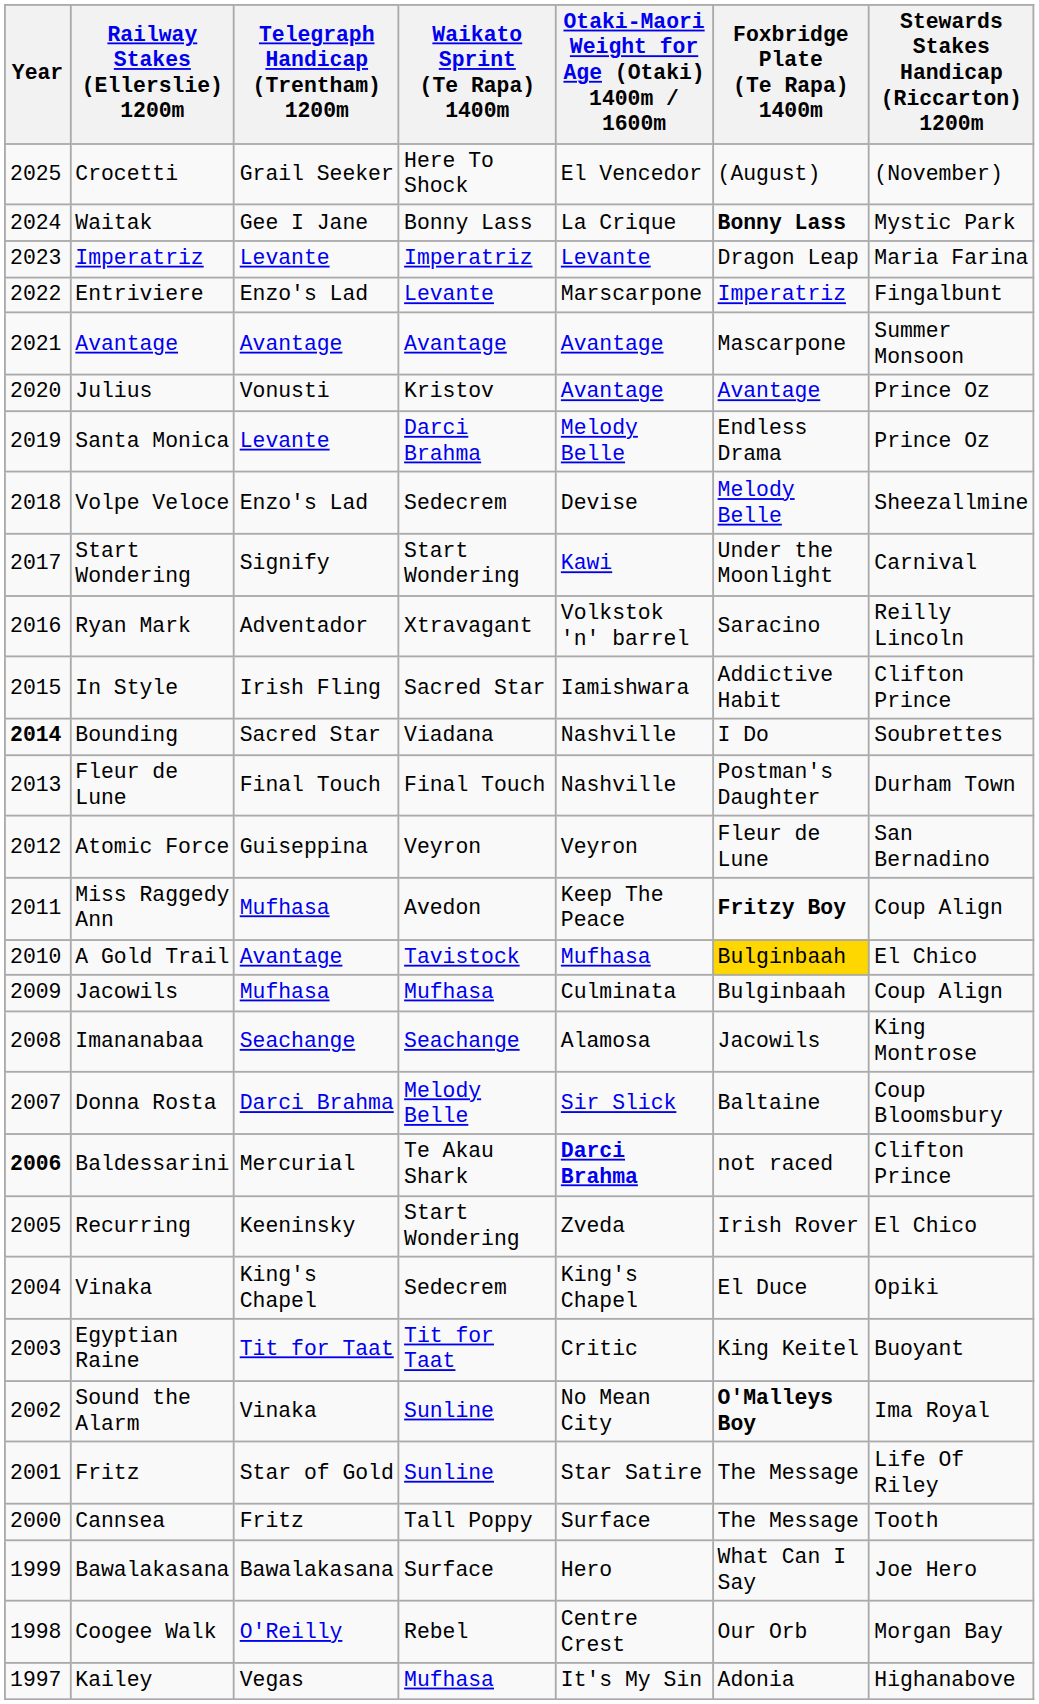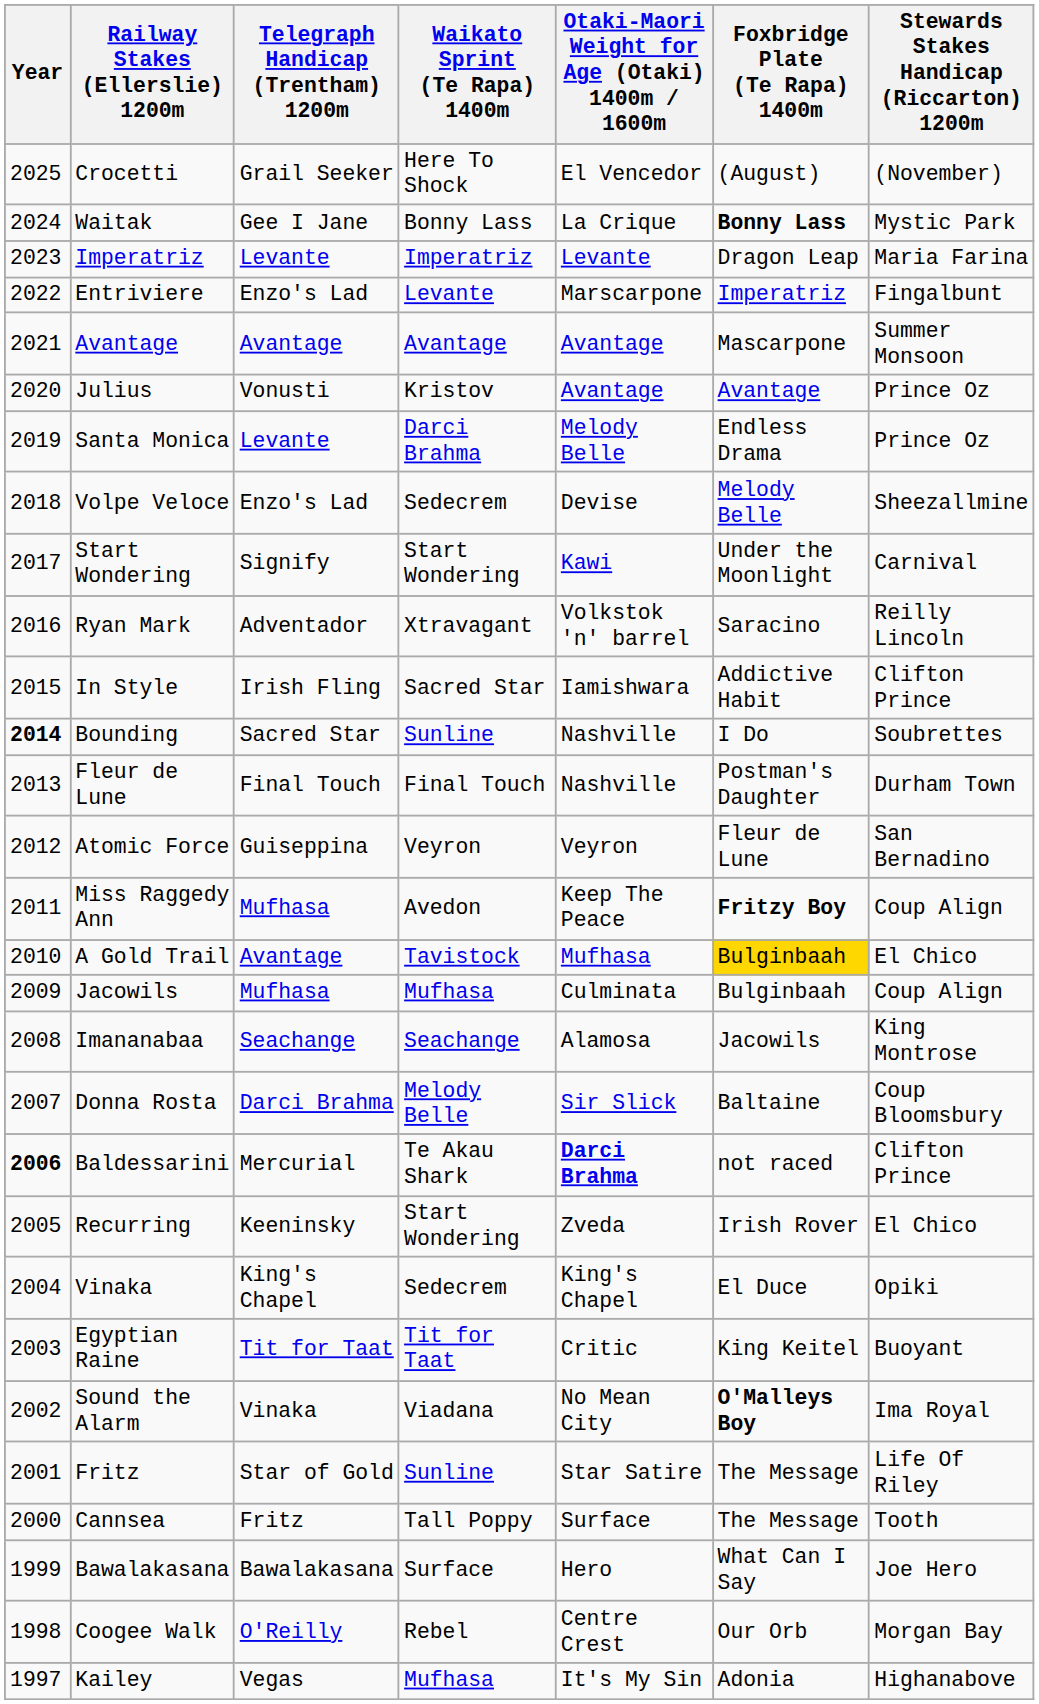(449, 736) Viadana -> (449, 736) Sunline
(449, 1411) Sunline -> (449, 1411) Viadana
